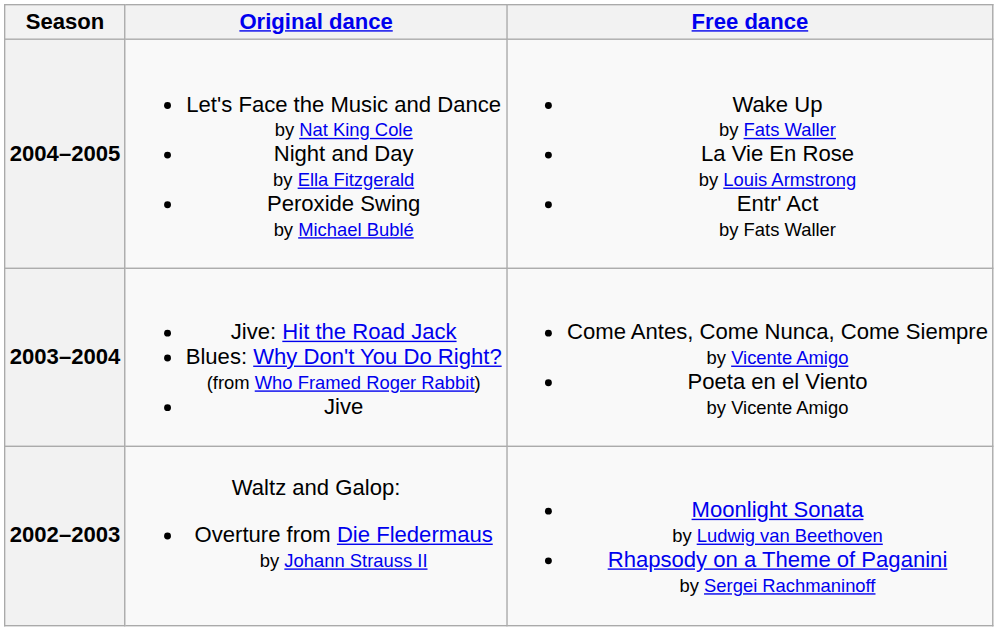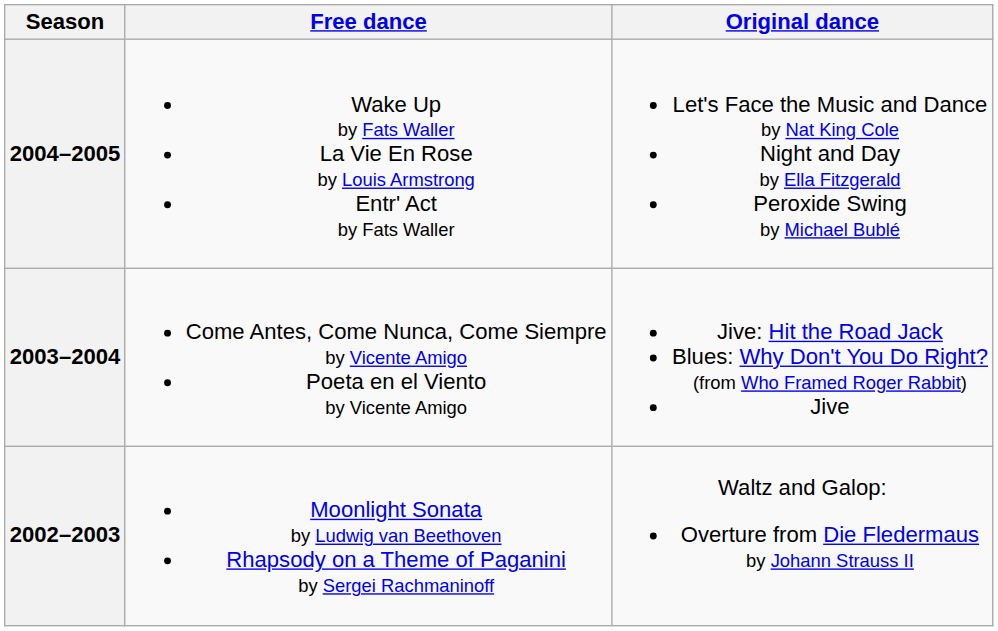columns swapped: (316, 22) <-> (750, 22)
